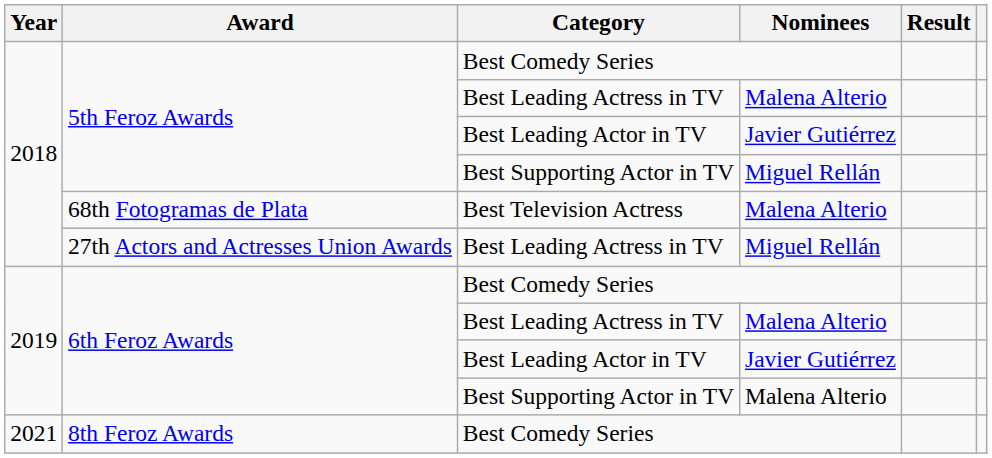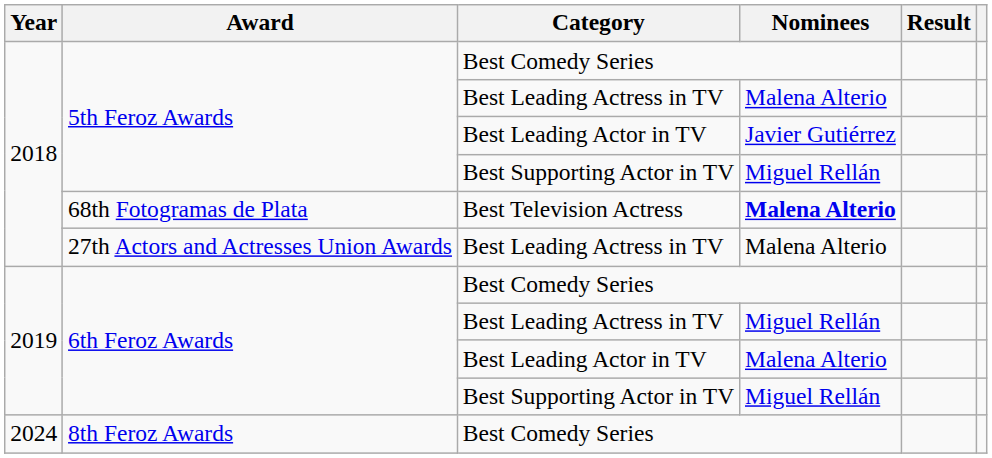(816, 209) normal -> (820, 209) bold
(813, 246) Miguel Rellán -> (816, 246) Malena Alterio
(816, 321) Malena Alterio -> (813, 321) Miguel Rellán
(820, 358) Javier Gutiérrez -> (816, 358) Malena Alterio
(816, 396) Malena Alterio -> (813, 396) Miguel Rellán
(34, 433) 2021 -> (34, 433) 2024
